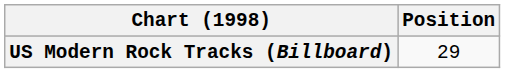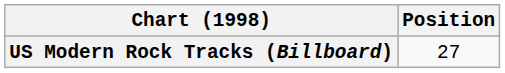(449, 52) 29 -> (449, 52) 27
